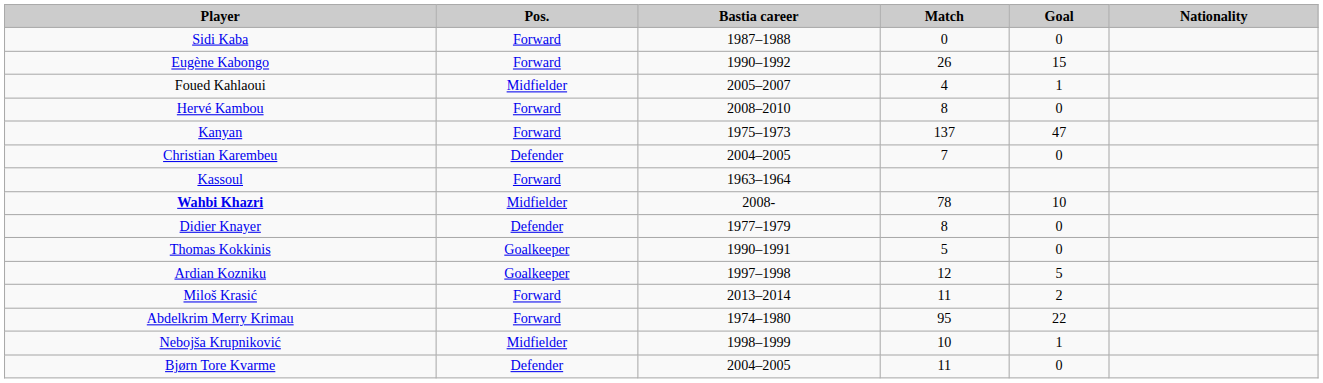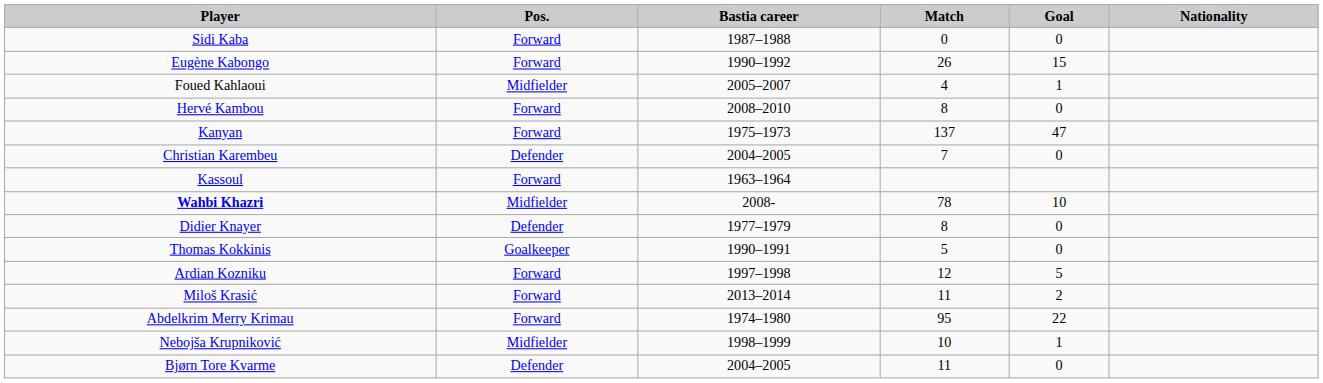(537, 272) Goalkeeper -> (537, 272) Forward
